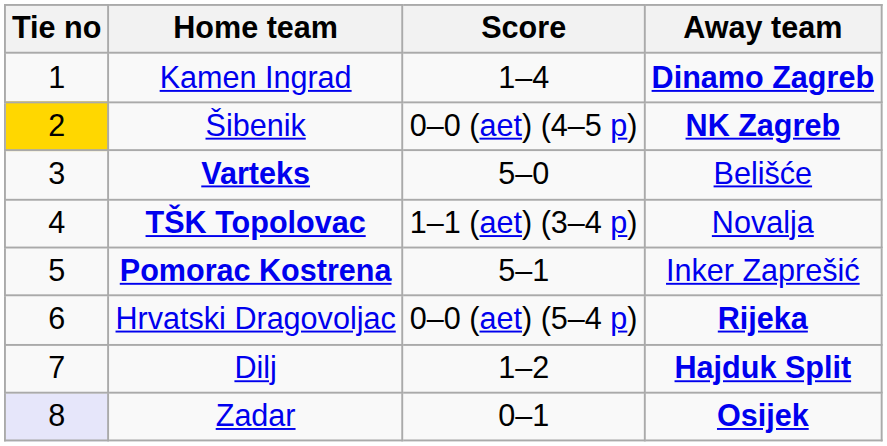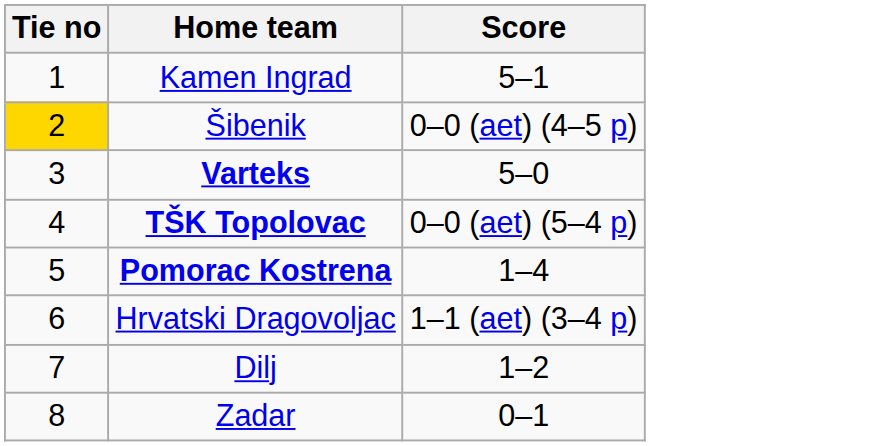- column: (763, 28)
(524, 77) 1–4 -> (524, 77) 5–1
(524, 222) 1–1 (aet) (3–4 p) -> (524, 222) 0–0 (aet) (5–4 p)
(524, 271) 5–1 -> (524, 271) 1–4
(524, 319) 0–0 (aet) (5–4 p) -> (524, 319) 1–1 (aet) (3–4 p)
(57, 416) lavender background -> (57, 416) no background
